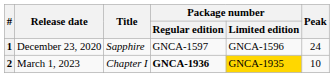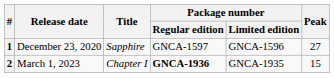(315, 47) 24 -> (315, 47) 27
(256, 64) gold background -> (256, 64) no background
(315, 64) 10 -> (315, 64) 15
